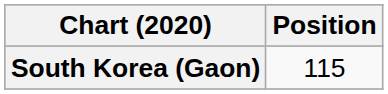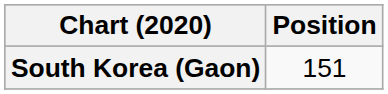(324, 67) 115 -> (324, 67) 151
